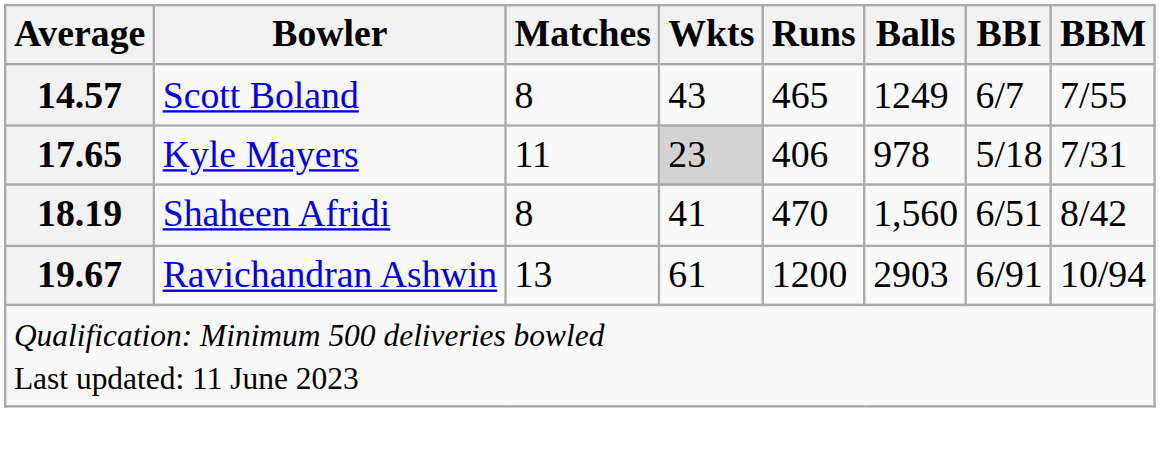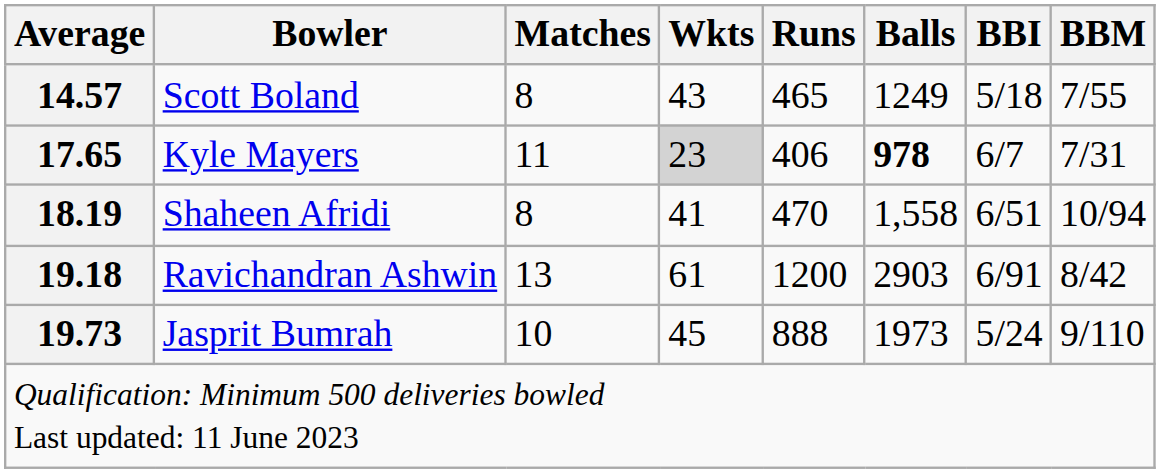(1000, 94) 6/7 -> (1009, 94) 5/18
(901, 154) normal -> (901, 154) bold
(1009, 154) 5/18 -> (1000, 154) 6/7
(916, 214) 1,560 -> (916, 214) 1,558
(1094, 214) 8/42 -> (1103, 214) 10/94
(80, 273) 19.67 -> (80, 273) 19.18
(1103, 273) 10/94 -> (1094, 273) 8/42
+ row: (278, 333)
